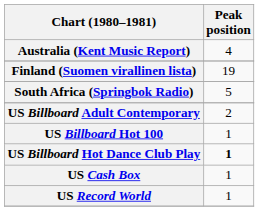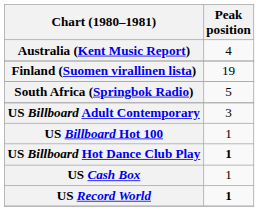(229, 112) 2 -> (229, 112) 3
(229, 196) normal -> (229, 196) bold
